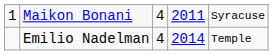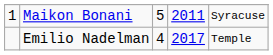(160, 16) 4 -> (160, 16) 5
(188, 39) 2014 -> (188, 39) 2017
